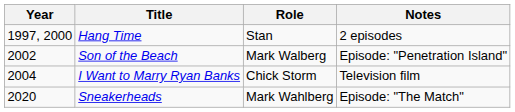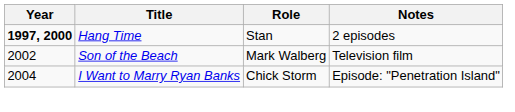(40, 35) normal -> (40, 35) bold
(423, 55) Episode: "Penetration Island" -> (373, 55) Television film
(380, 76) Television film -> (416, 76) Episode: "Penetration Island"
- row: (120, 96)
